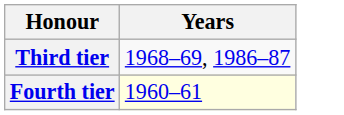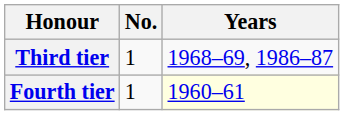+ column: (141, 22)
